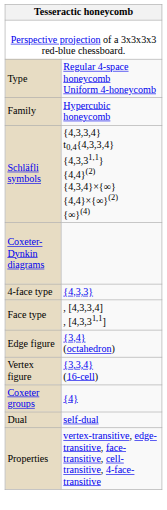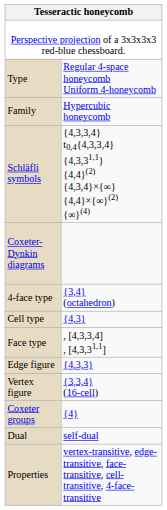(78, 292) {4,3,3} -> (89, 297) {3,4} (octahedron)
+ row: (26, 319)
(89, 343) {3,4} (octahedron) -> (78, 365) {4,3,3}
